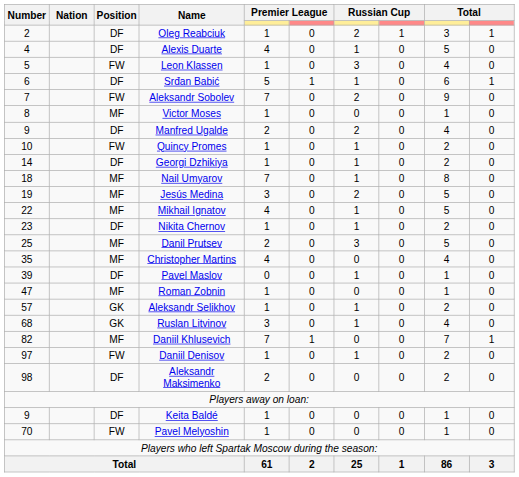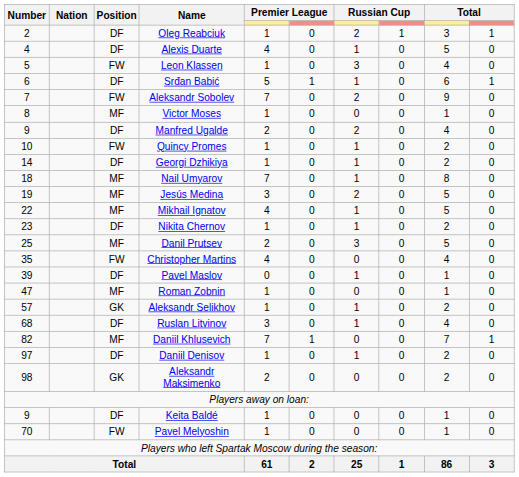(117, 259) MF -> (117, 259) FW
(117, 324) GK -> (117, 324) DF
(117, 356) FW -> (117, 356) DF
(117, 378) DF -> (117, 378) GK
